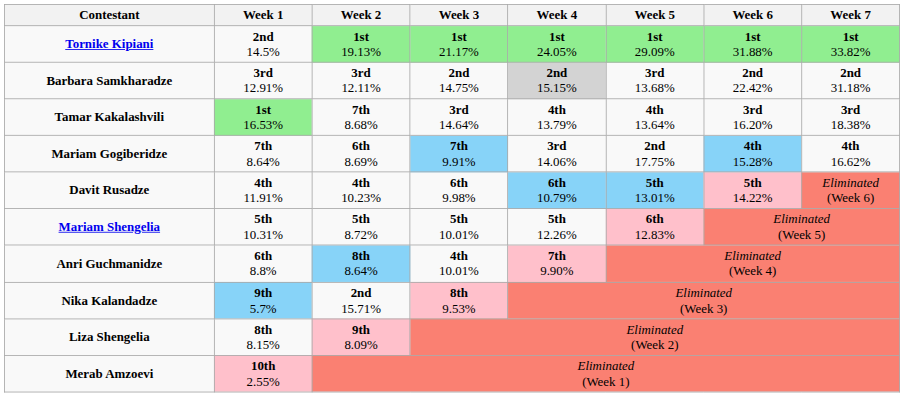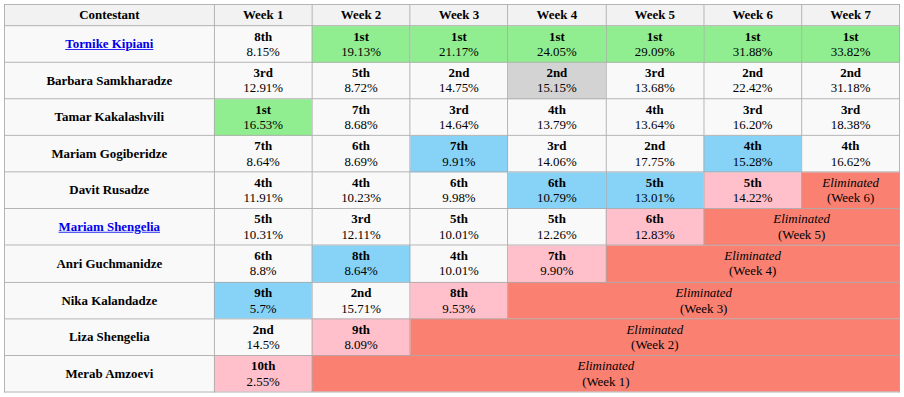(263, 44) 2nd 14.5% -> (263, 44) 8th 8.15%
(361, 80) 3rd 12.11% -> (361, 80) 5th 8.72%
(361, 227) 5th 8.72% -> (361, 227) 3rd 12.11%
(263, 337) 8th 8.15% -> (263, 337) 2nd 14.5%
